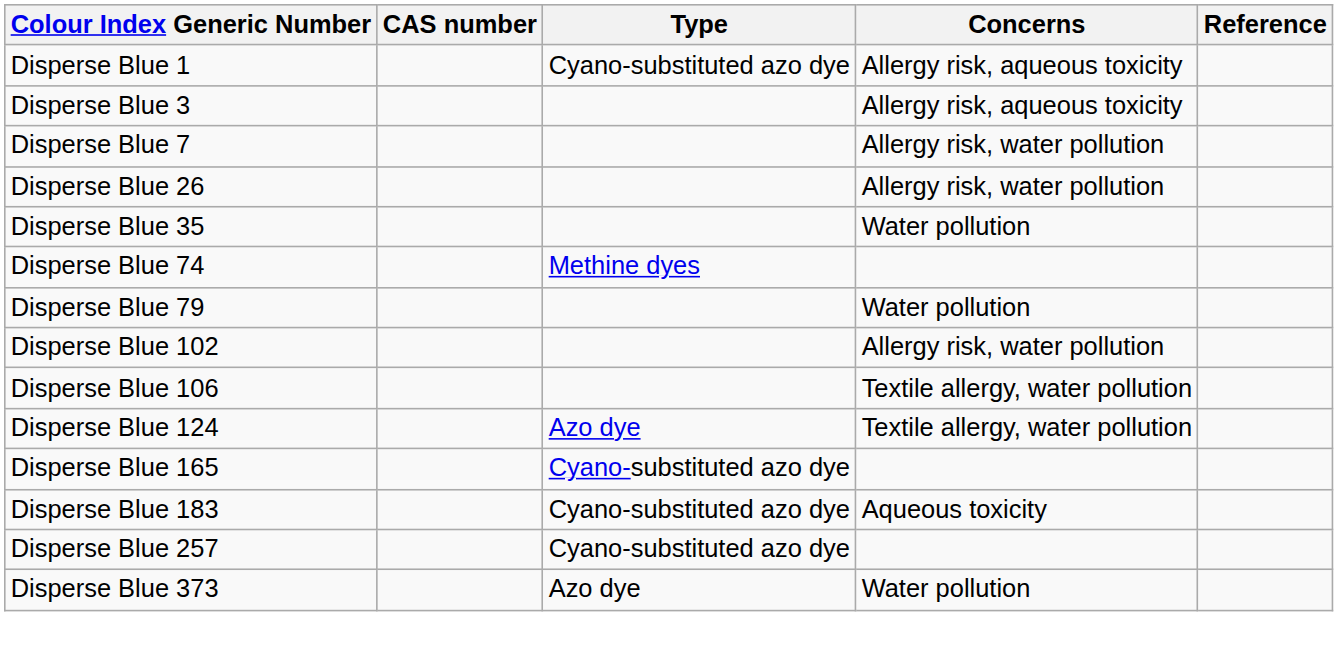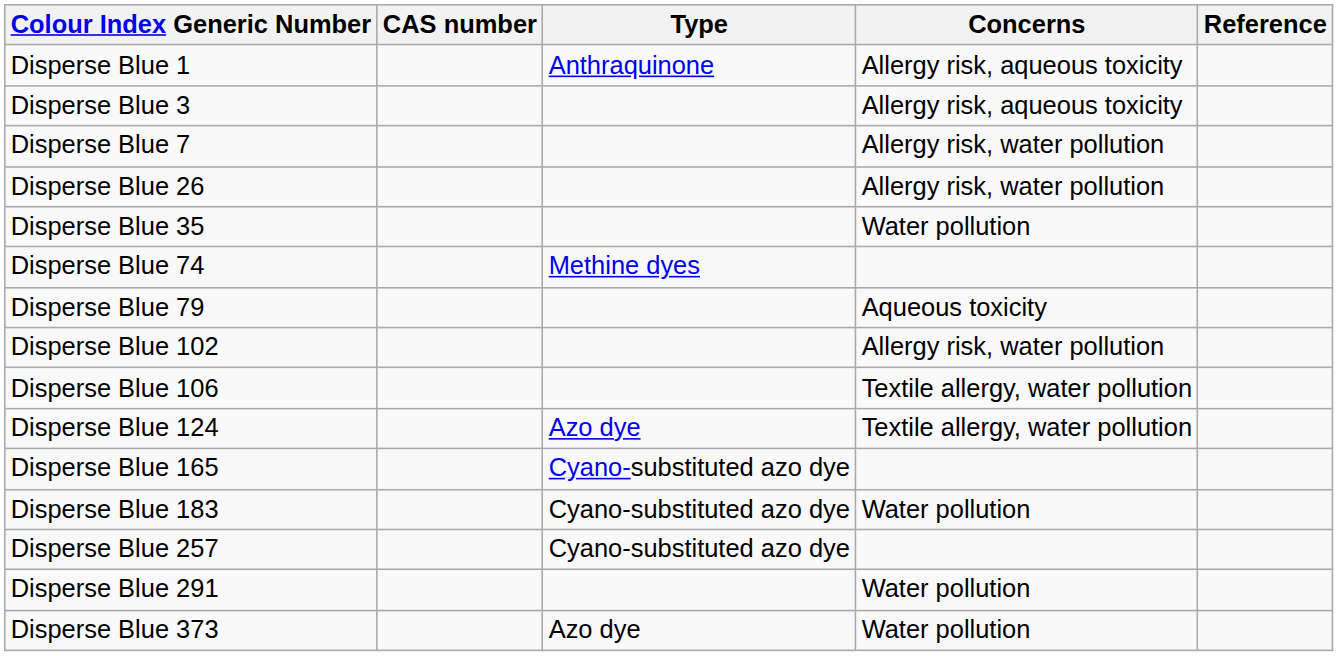(699, 65) Cyano-substituted azo dye -> (631, 65) Anthraquinone
(946, 307) Water pollution -> (954, 307) Aqueous toxicity
(954, 508) Aqueous toxicity -> (946, 508) Water pollution
+ row: (115, 589)
